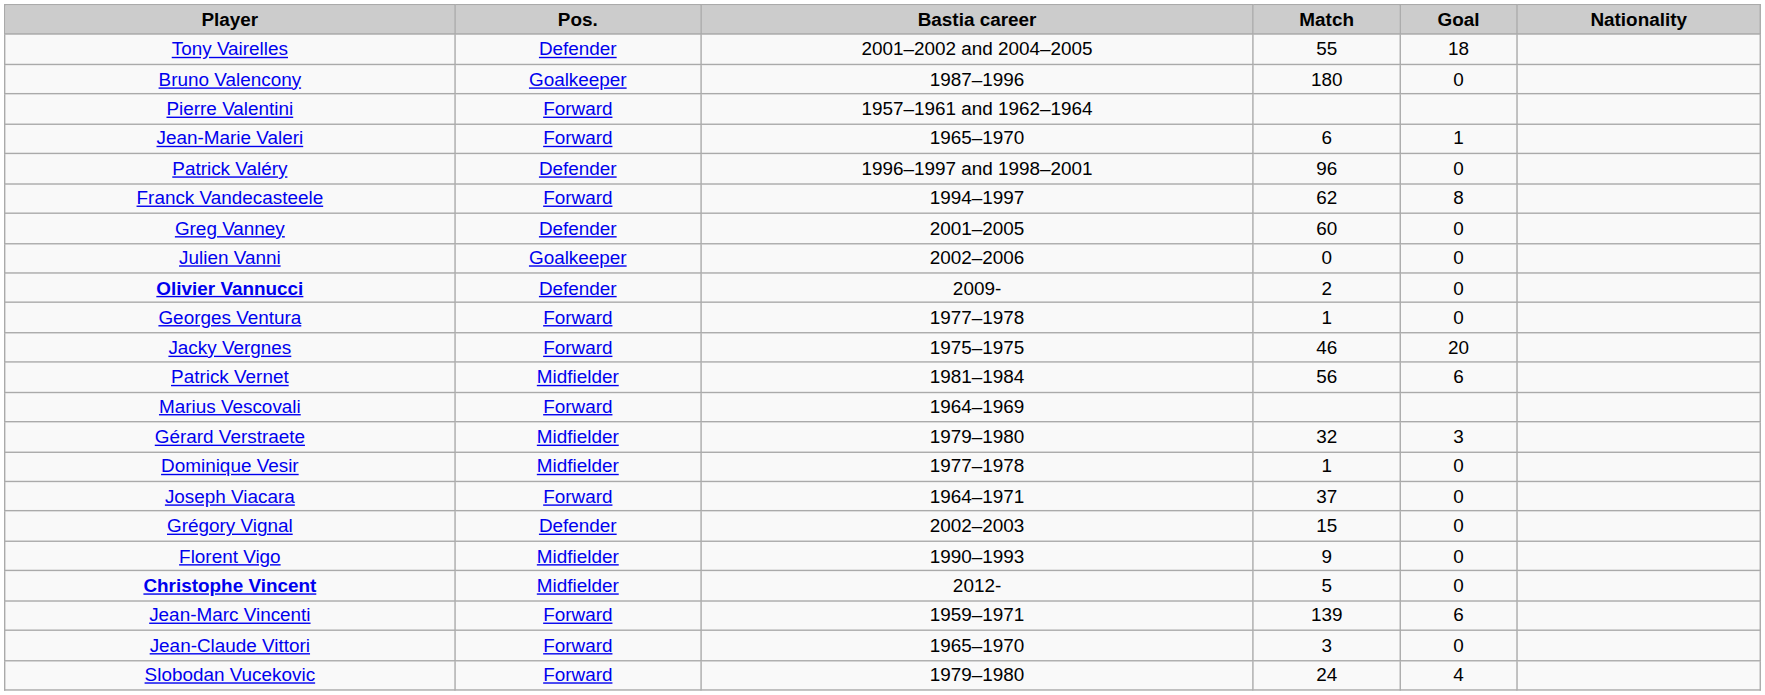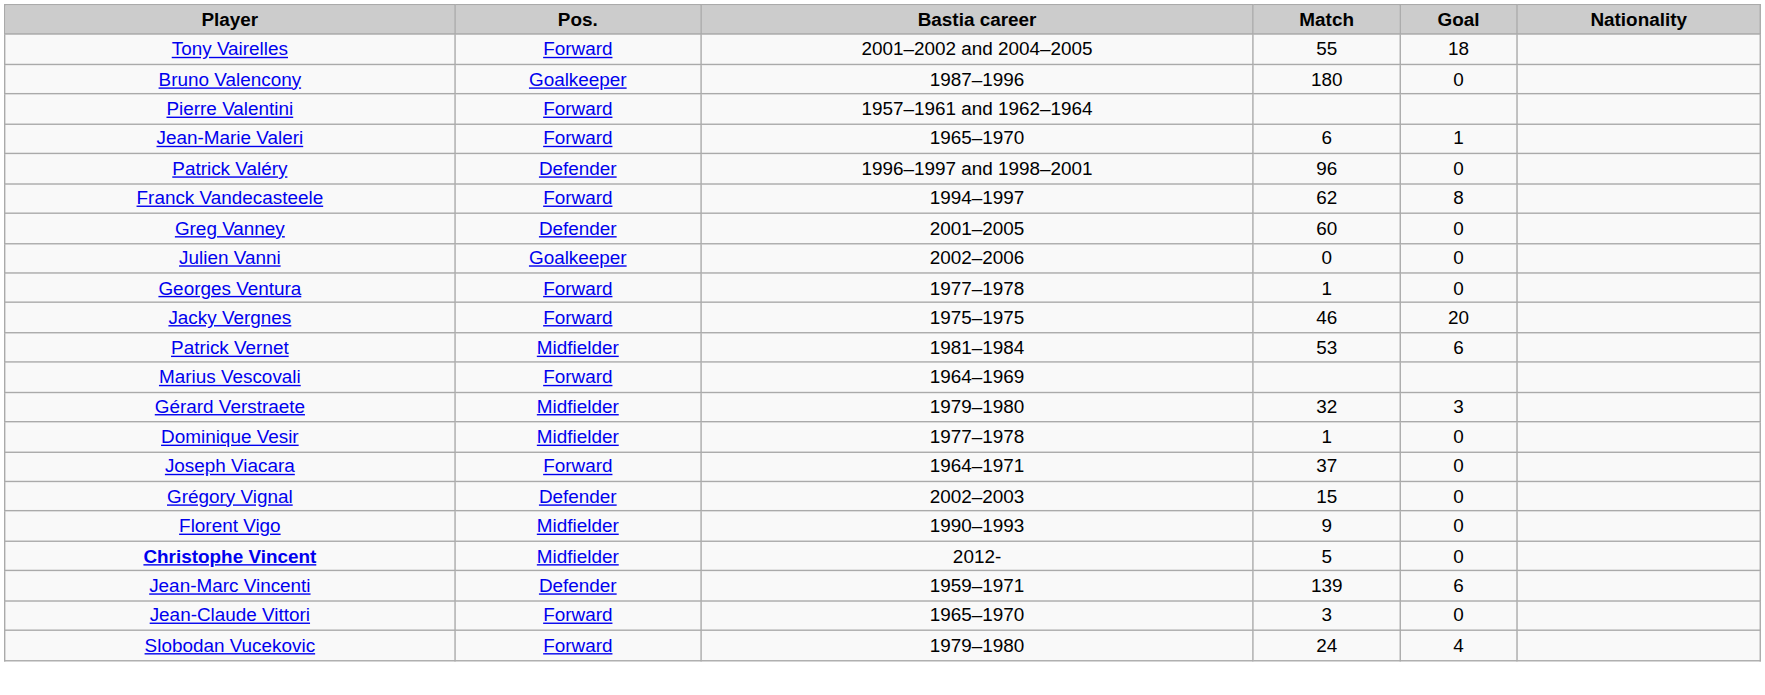(578, 49) Defender -> (578, 49) Forward
- row: (230, 287)
(1327, 377) 56 -> (1327, 347) 53
(578, 615) Forward -> (578, 585) Defender
